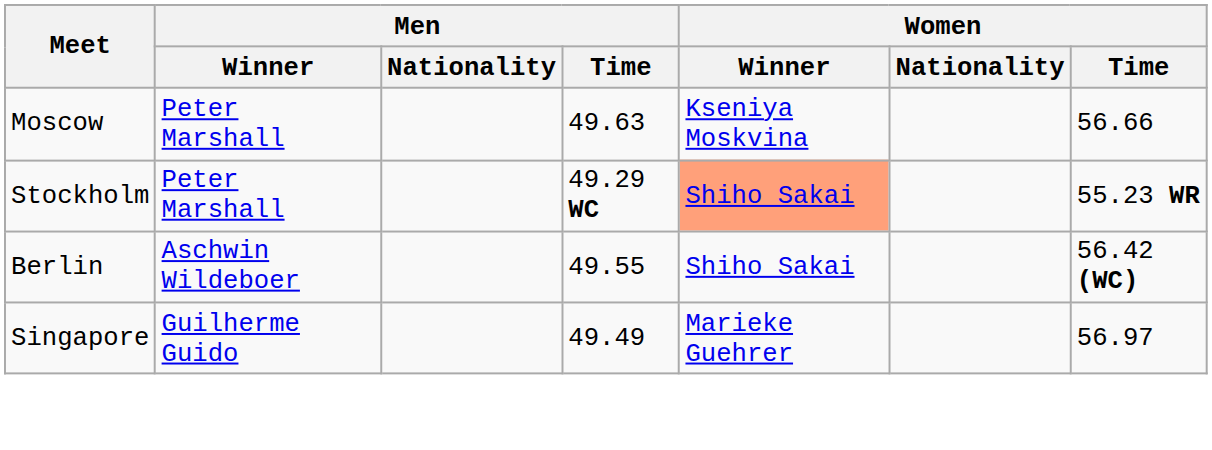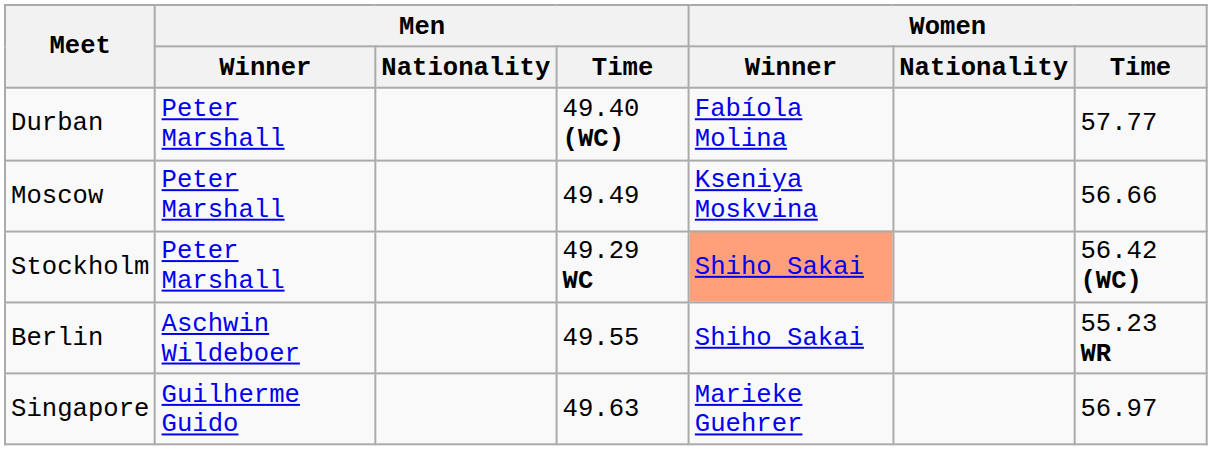+ row: (57, 124)
(607, 124) 49.63 -> (601, 195) 49.49
(1138, 195) 55.23 WR -> (1119, 267) 56.42 (WC)
(1115, 267) 56.42 (WC) -> (1119, 338) 55.23 WR
(607, 338) 49.49 -> (601, 409) 49.63
